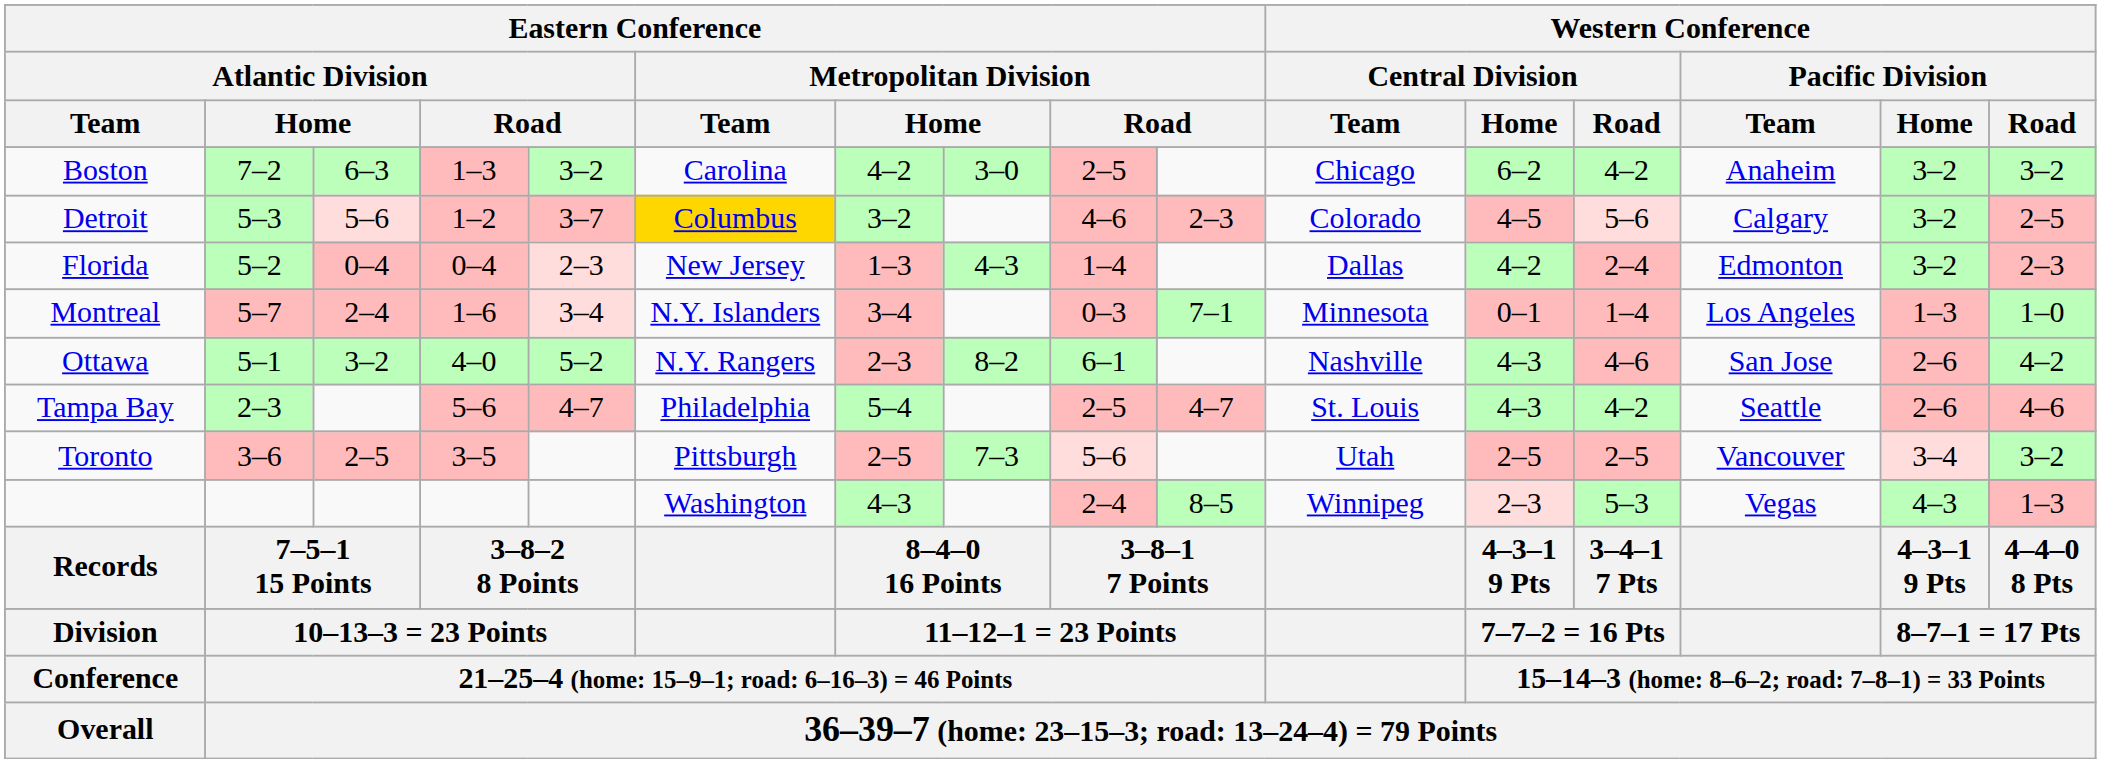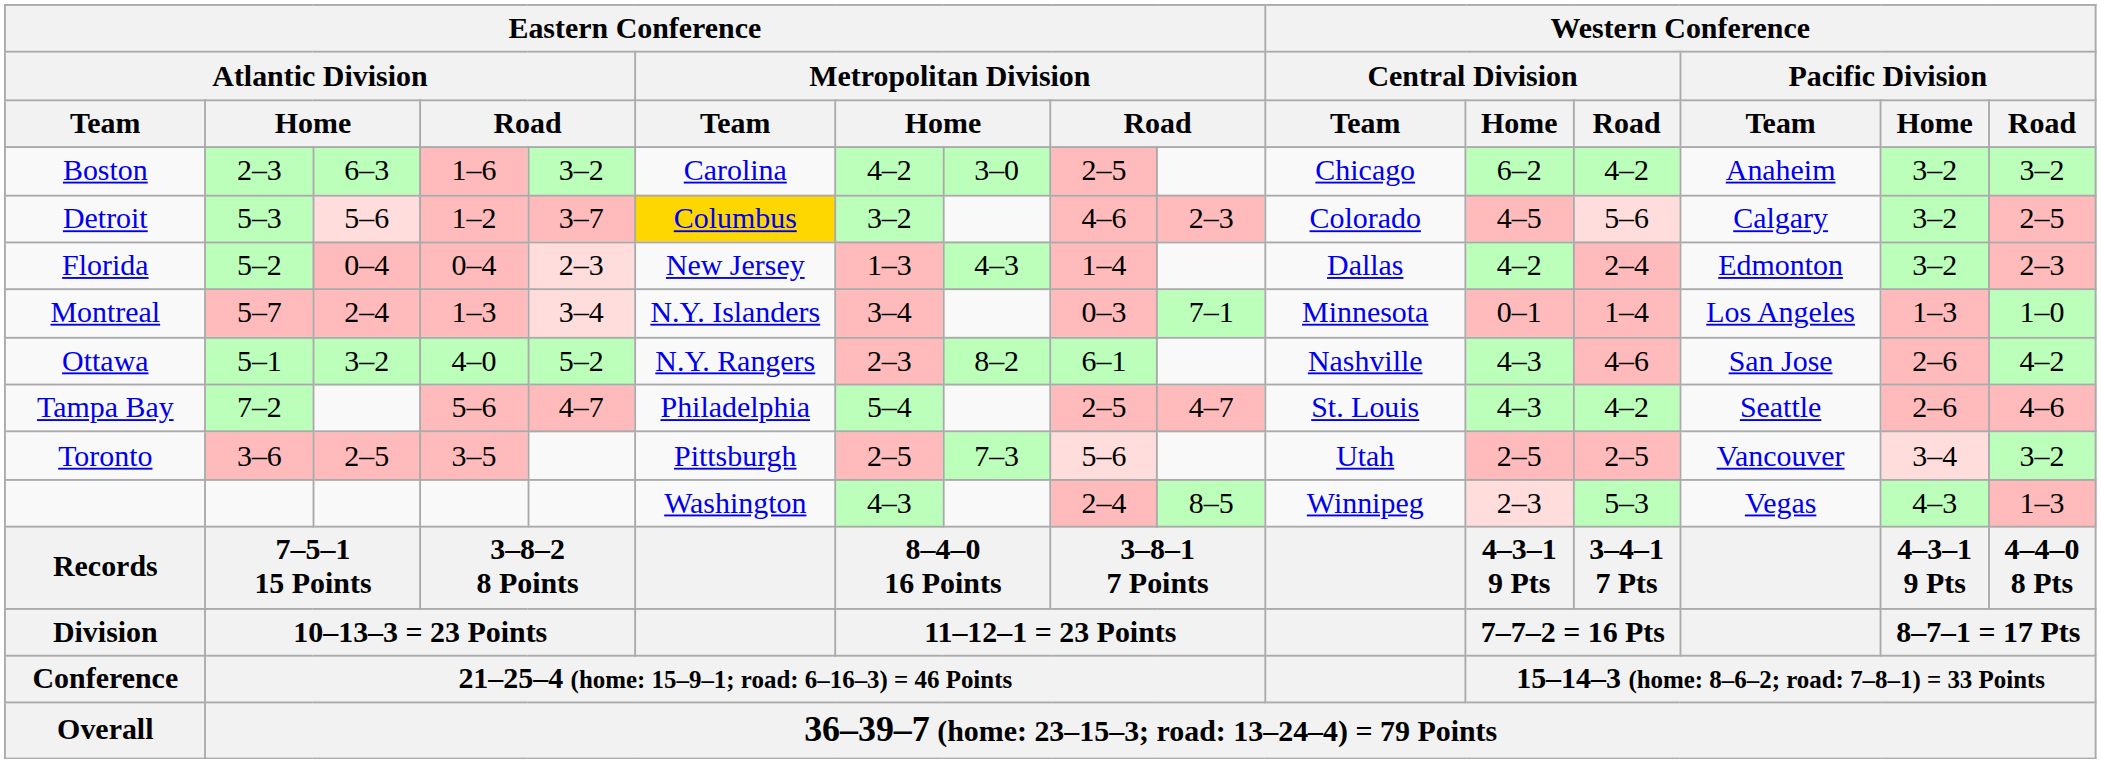(259, 170) 7–2 -> (259, 170) 2–3
(474, 170) 1–3 -> (474, 170) 1–6
(474, 312) 1–6 -> (474, 312) 1–3
(259, 407) 2–3 -> (259, 407) 7–2
